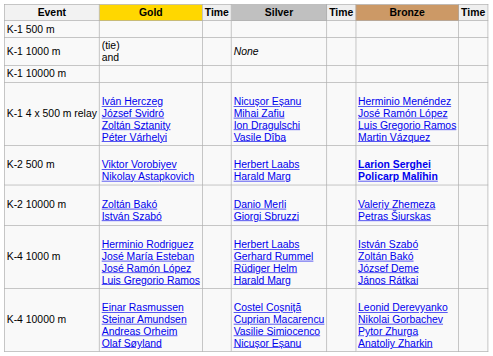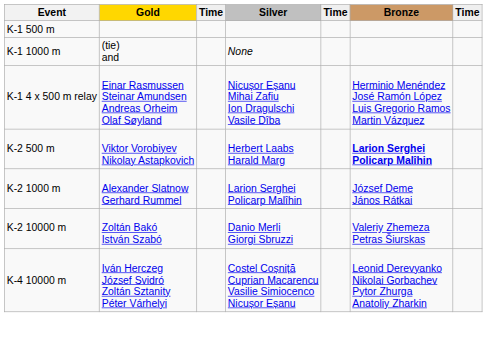- row: (36, 73)
(136, 119) Iván Herczeg József Svidró Zoltán Sztanity Péter Várhelyi -> (144, 103) Einar Rasmussen Steinar Amundsen Andreas Orheim Olaf Søyland
+ row: (34, 188)
- row: (34, 256)
(144, 326) Einar Rasmussen Steinar Amundsen Andreas Orheim Olaf Søyland -> (136, 286) Iván Herczeg József Svidró Zoltán Sztanity Péter Várhelyi
